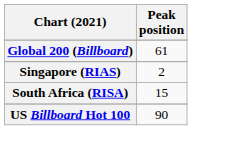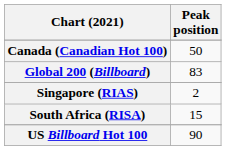+ row: (87, 51)
(162, 51) 61 -> (196, 72) 83
